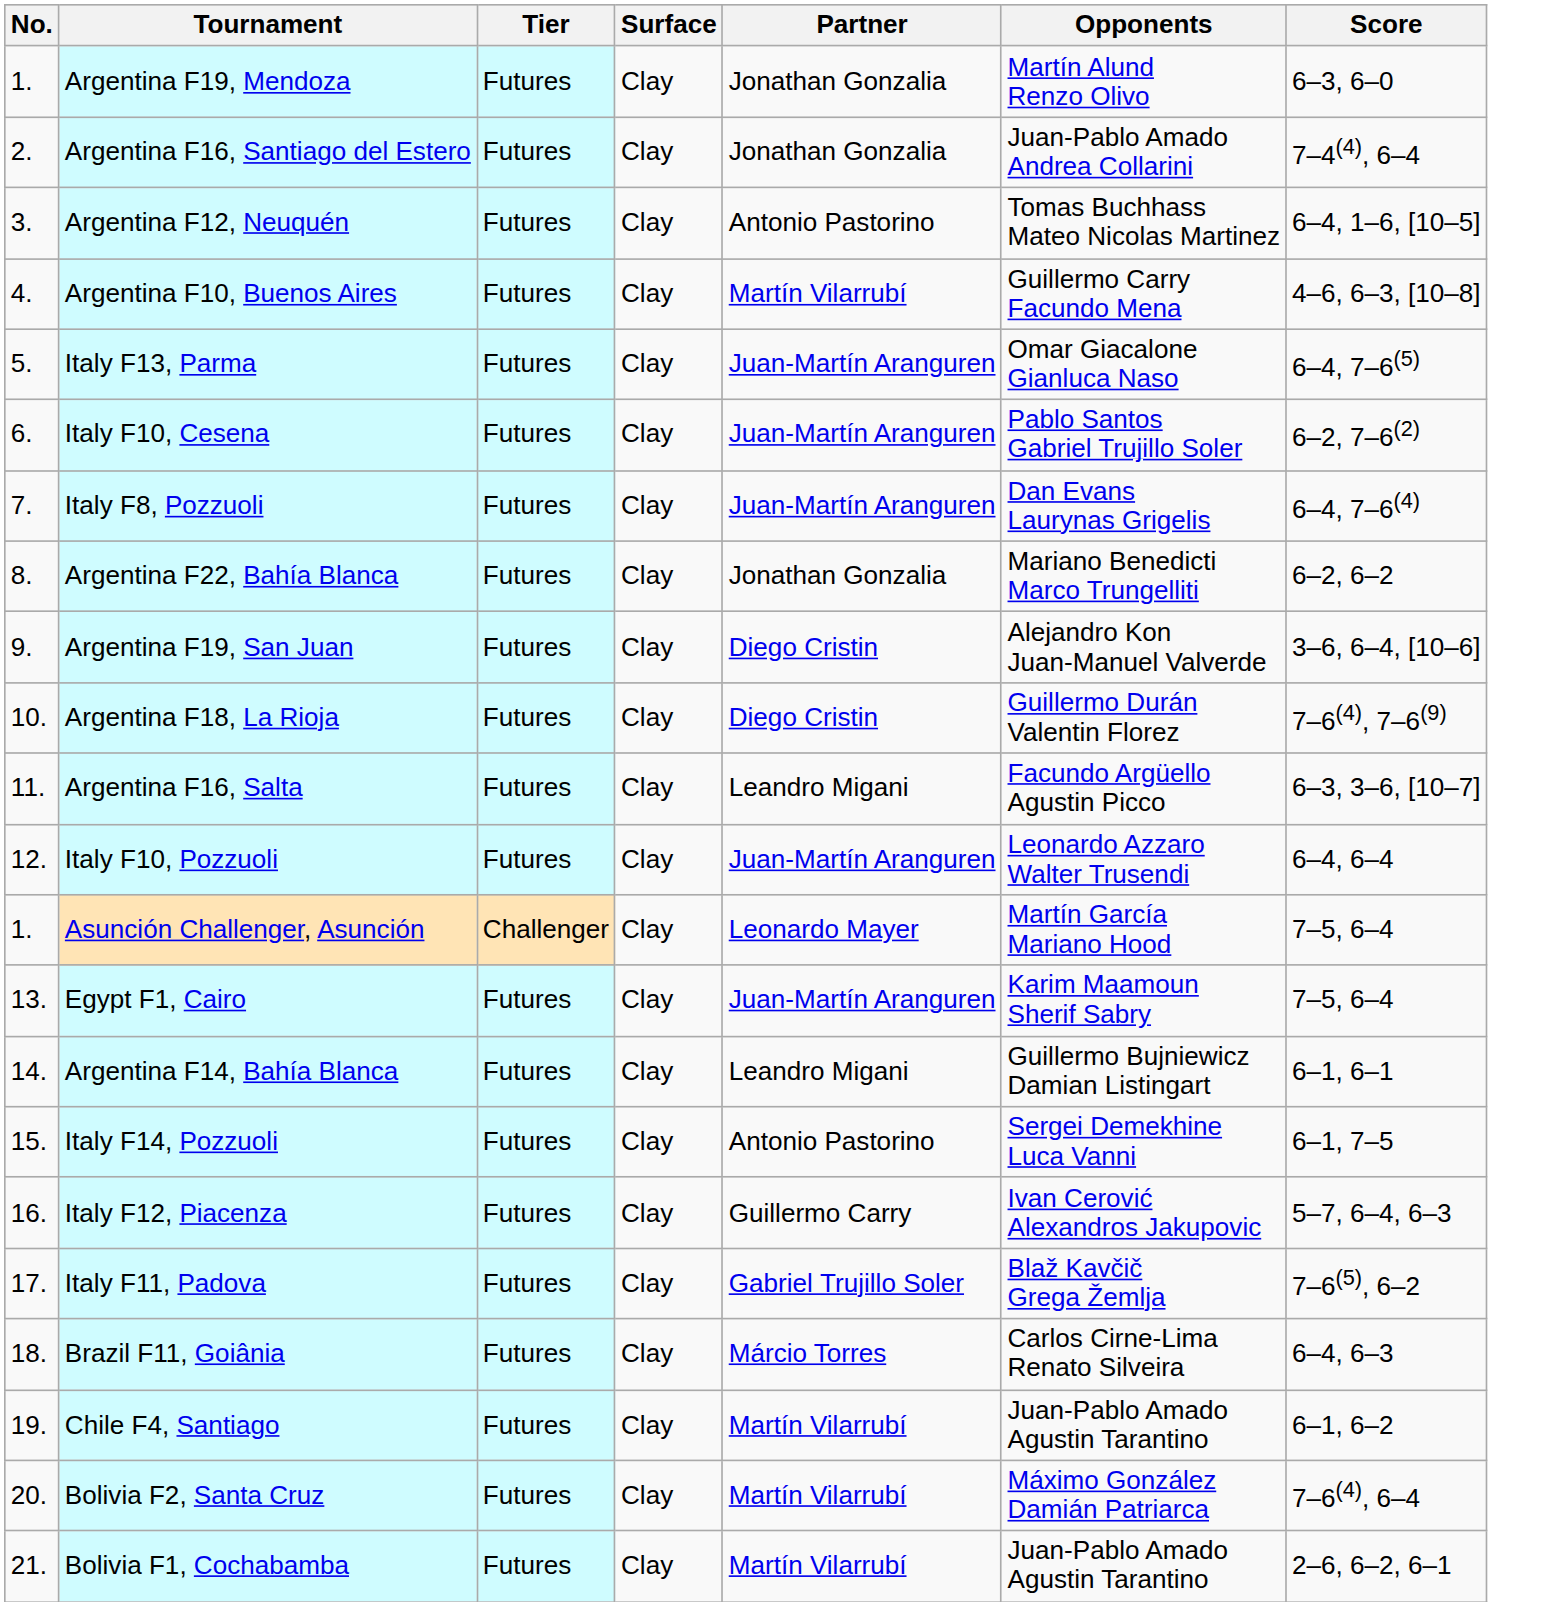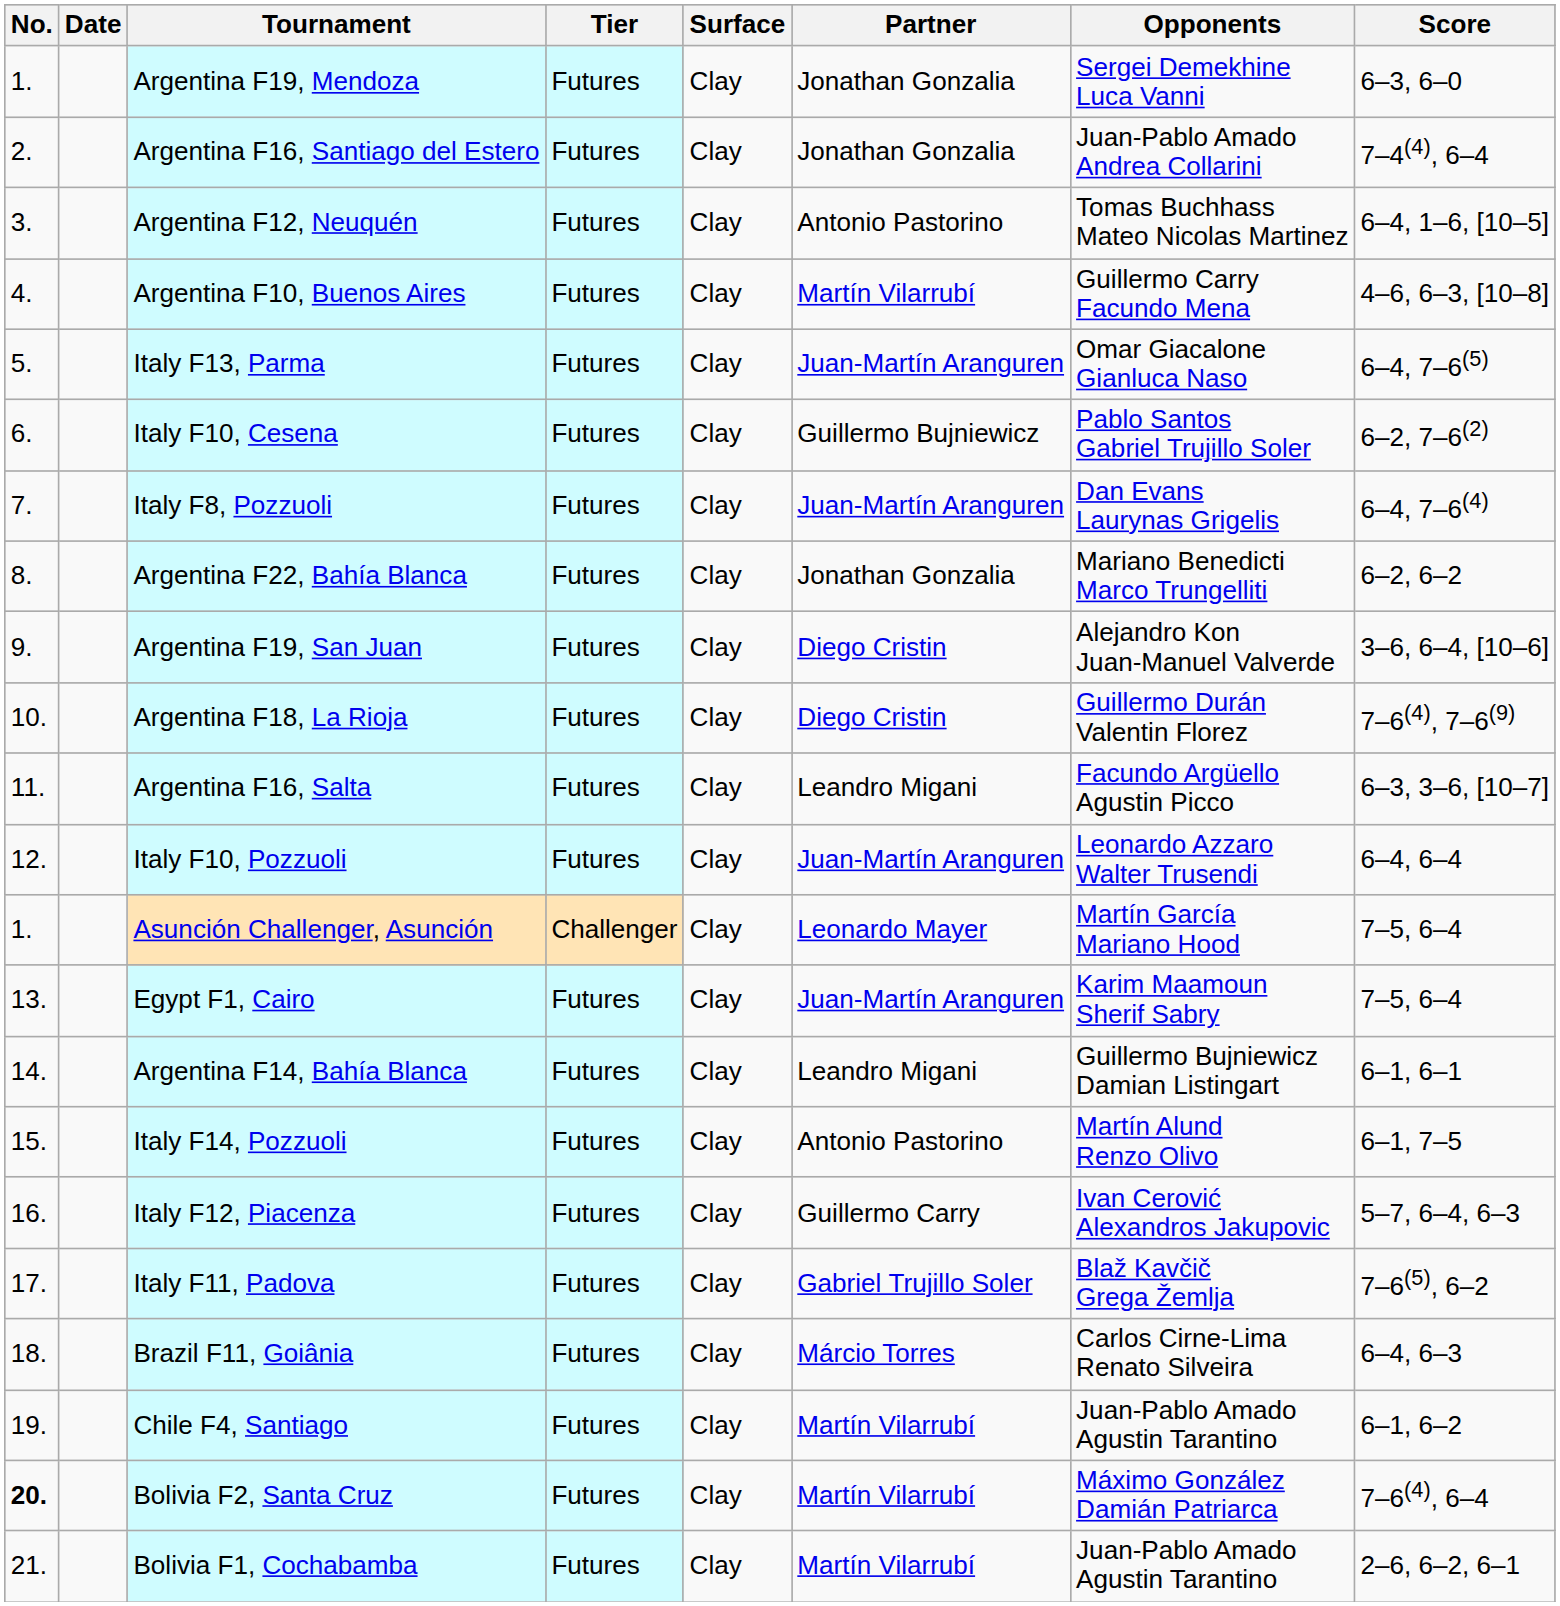+ column: (93, 25)
(1081, 81) Martín Alund Renzo Olivo -> (1183, 81) Sergei Demekhine Luca Vanni
(862, 434) Juan-Martín Aranguren -> (918, 434) Guillermo Bujniewicz
(1115, 1141) Sergei Demekhine Luca Vanni -> (1149, 1141) Martín Alund Renzo Olivo
(29, 1495) normal -> (29, 1495) bold
